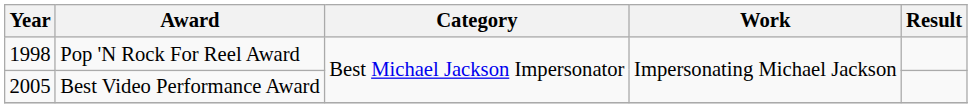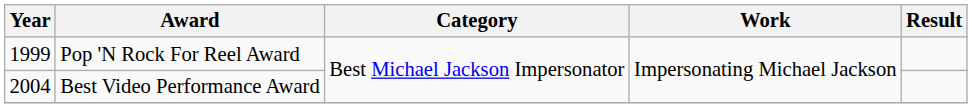(30, 53) 1998 -> (30, 53) 1999
(30, 86) 2005 -> (30, 86) 2004
